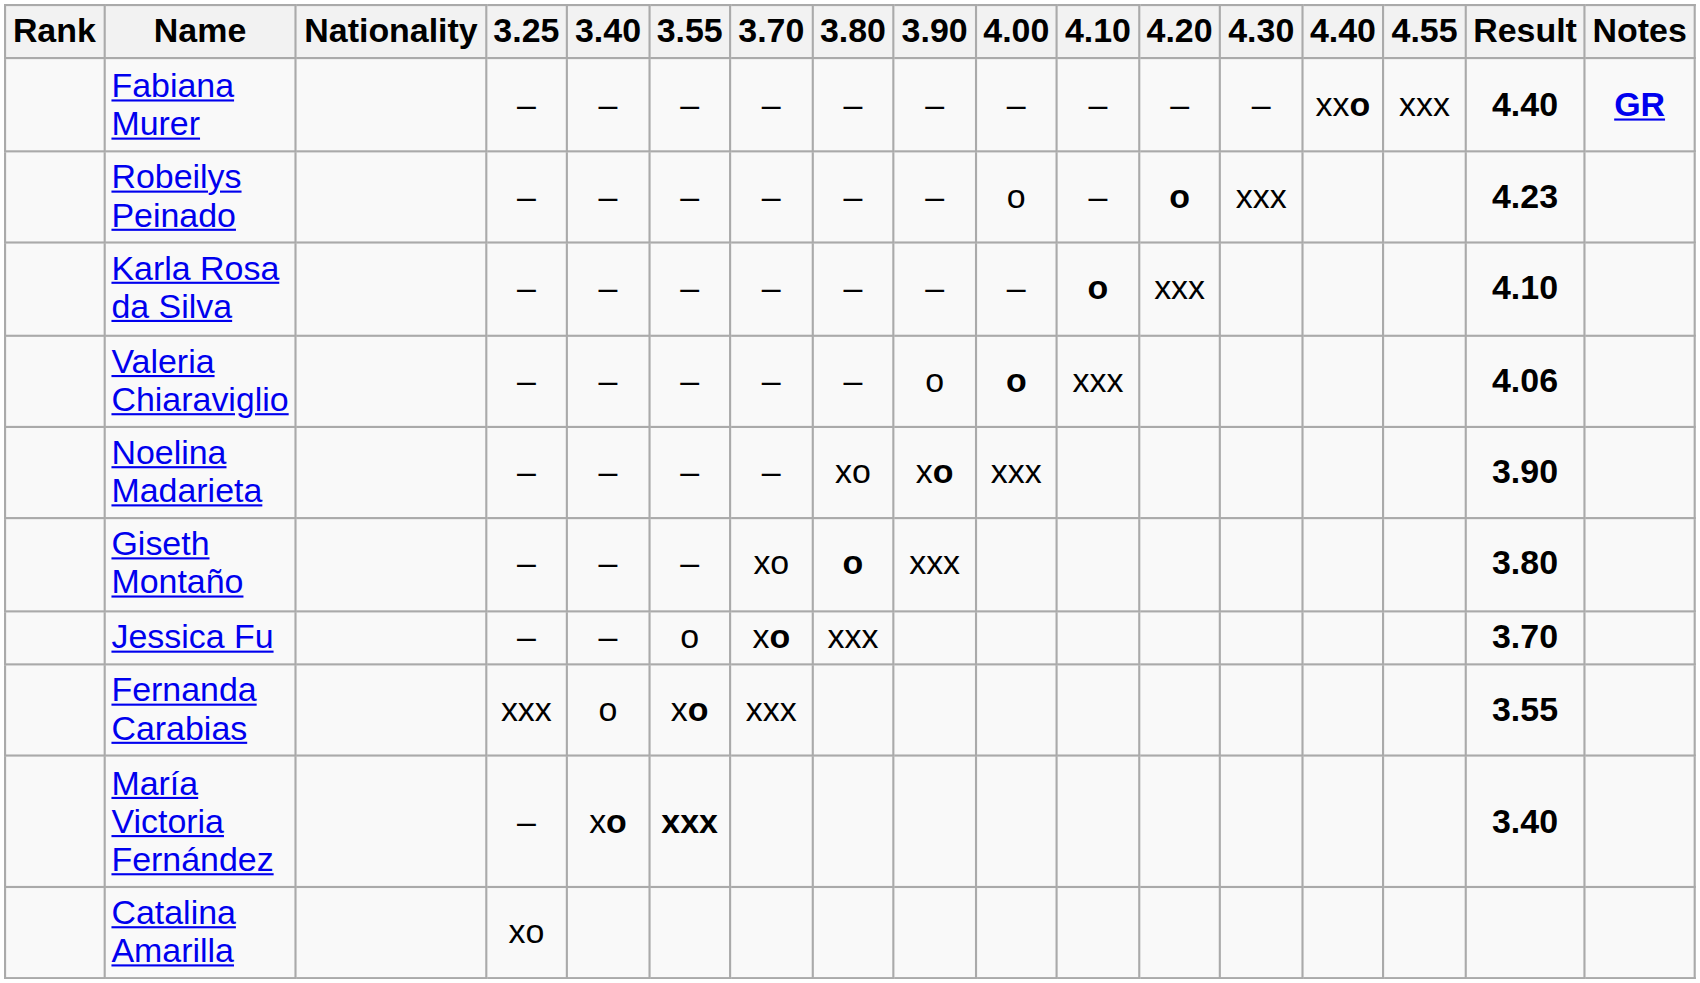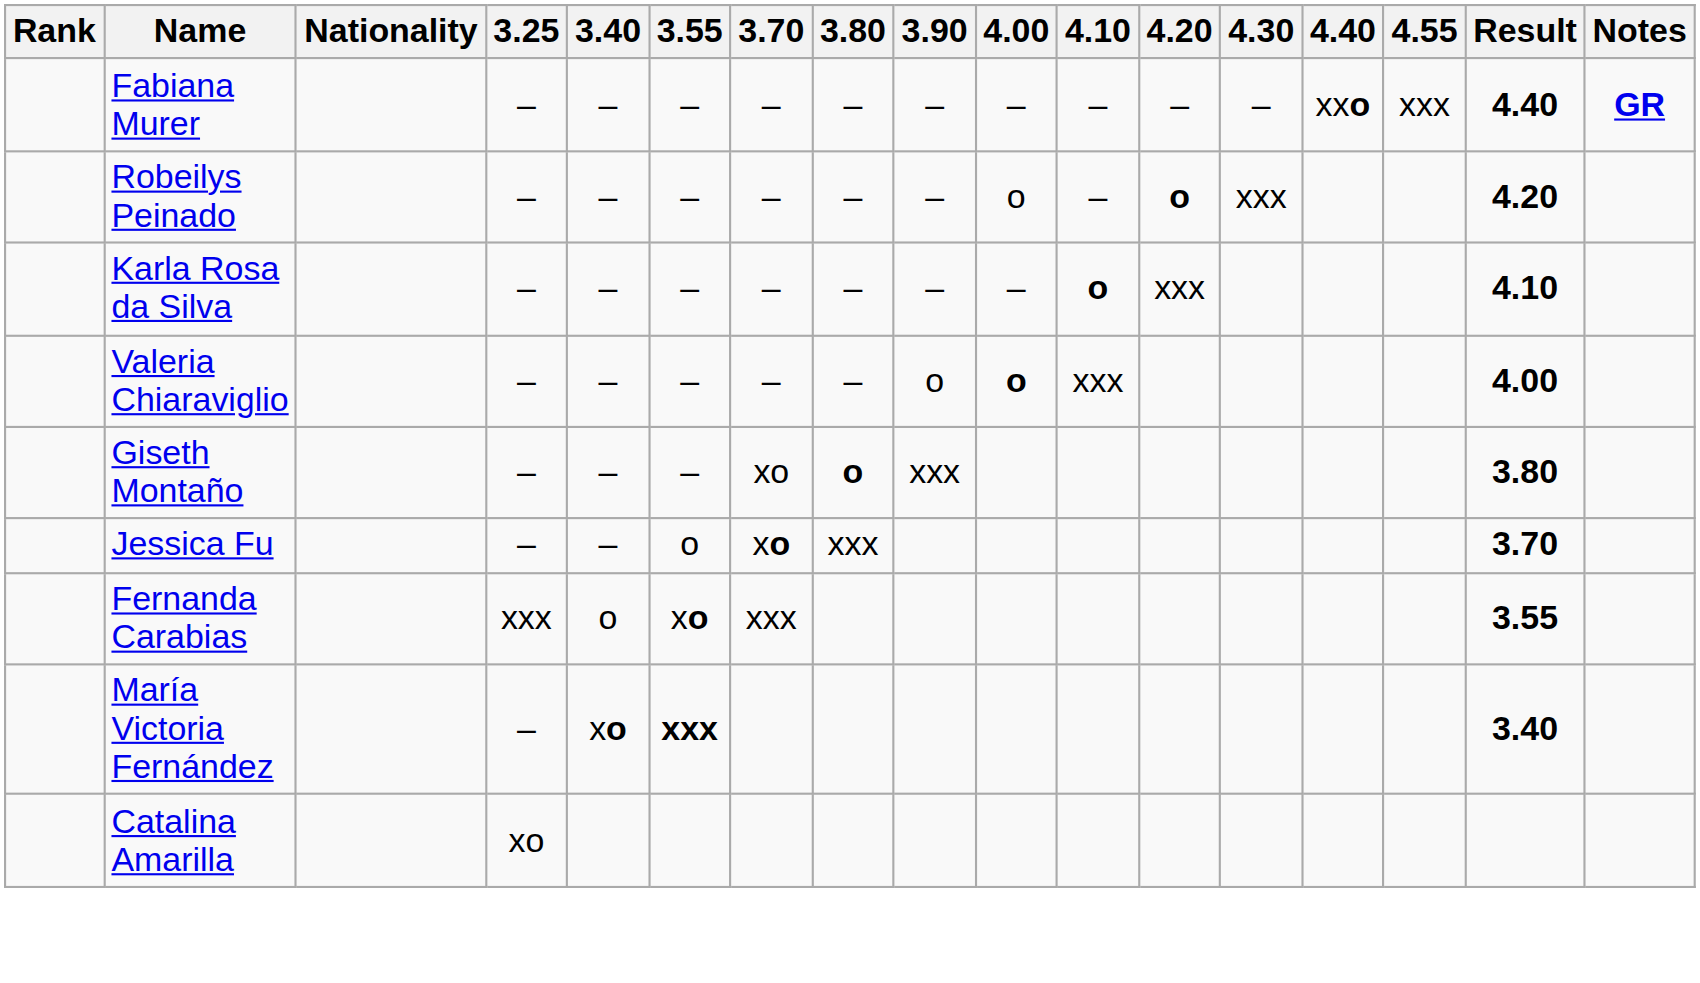(1525, 196) 4.23 -> (1525, 196) 4.20
(1525, 380) 4.06 -> (1525, 380) 4.00
- row: (187, 472)
